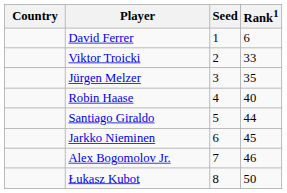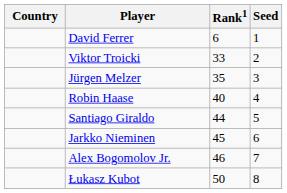columns swapped: (261, 16) <-> (225, 16)
